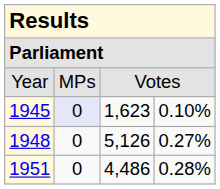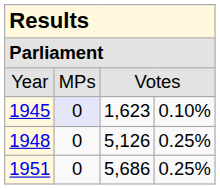(185, 140) 0.27% -> (185, 140) 0.25%
(127, 169) 4,486 -> (127, 169) 5,686
(185, 169) 0.28% -> (185, 169) 0.25%
